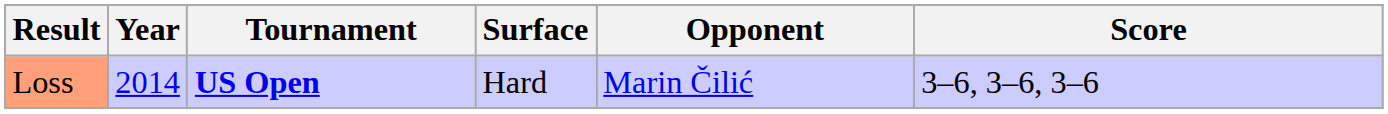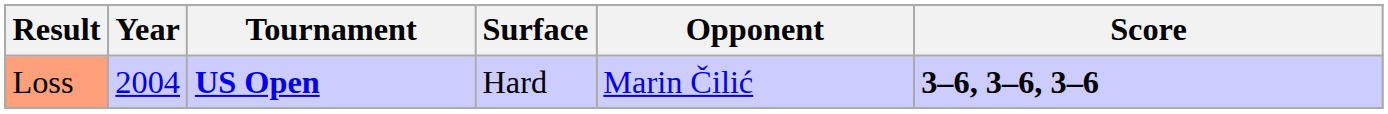(148, 81) 2014 -> (148, 81) 2004
(1010, 81) normal -> (1010, 81) bold
